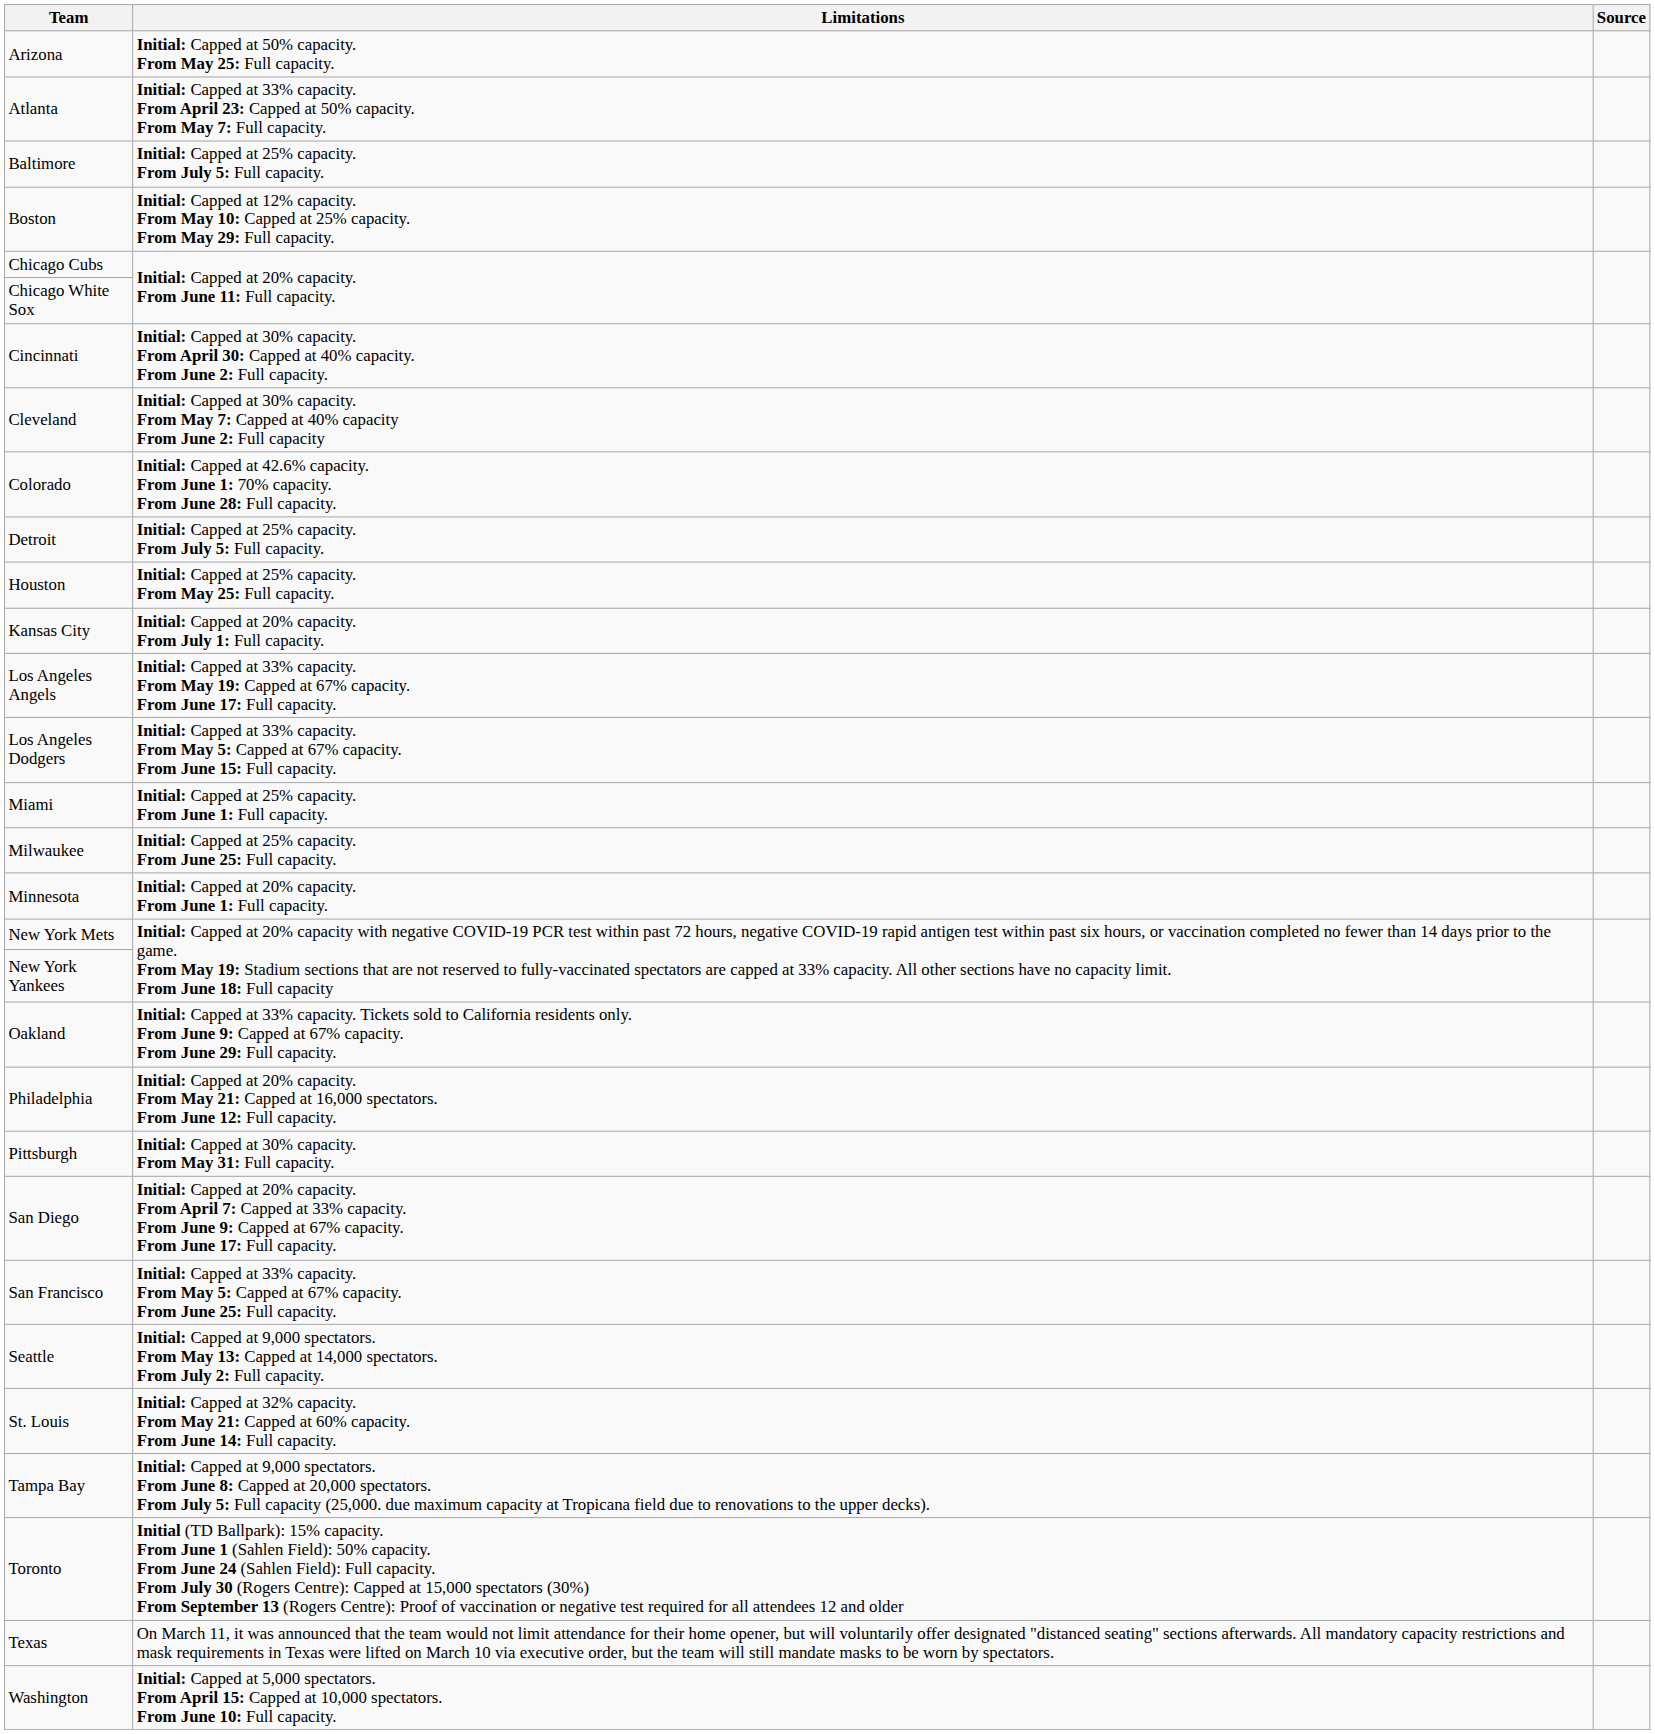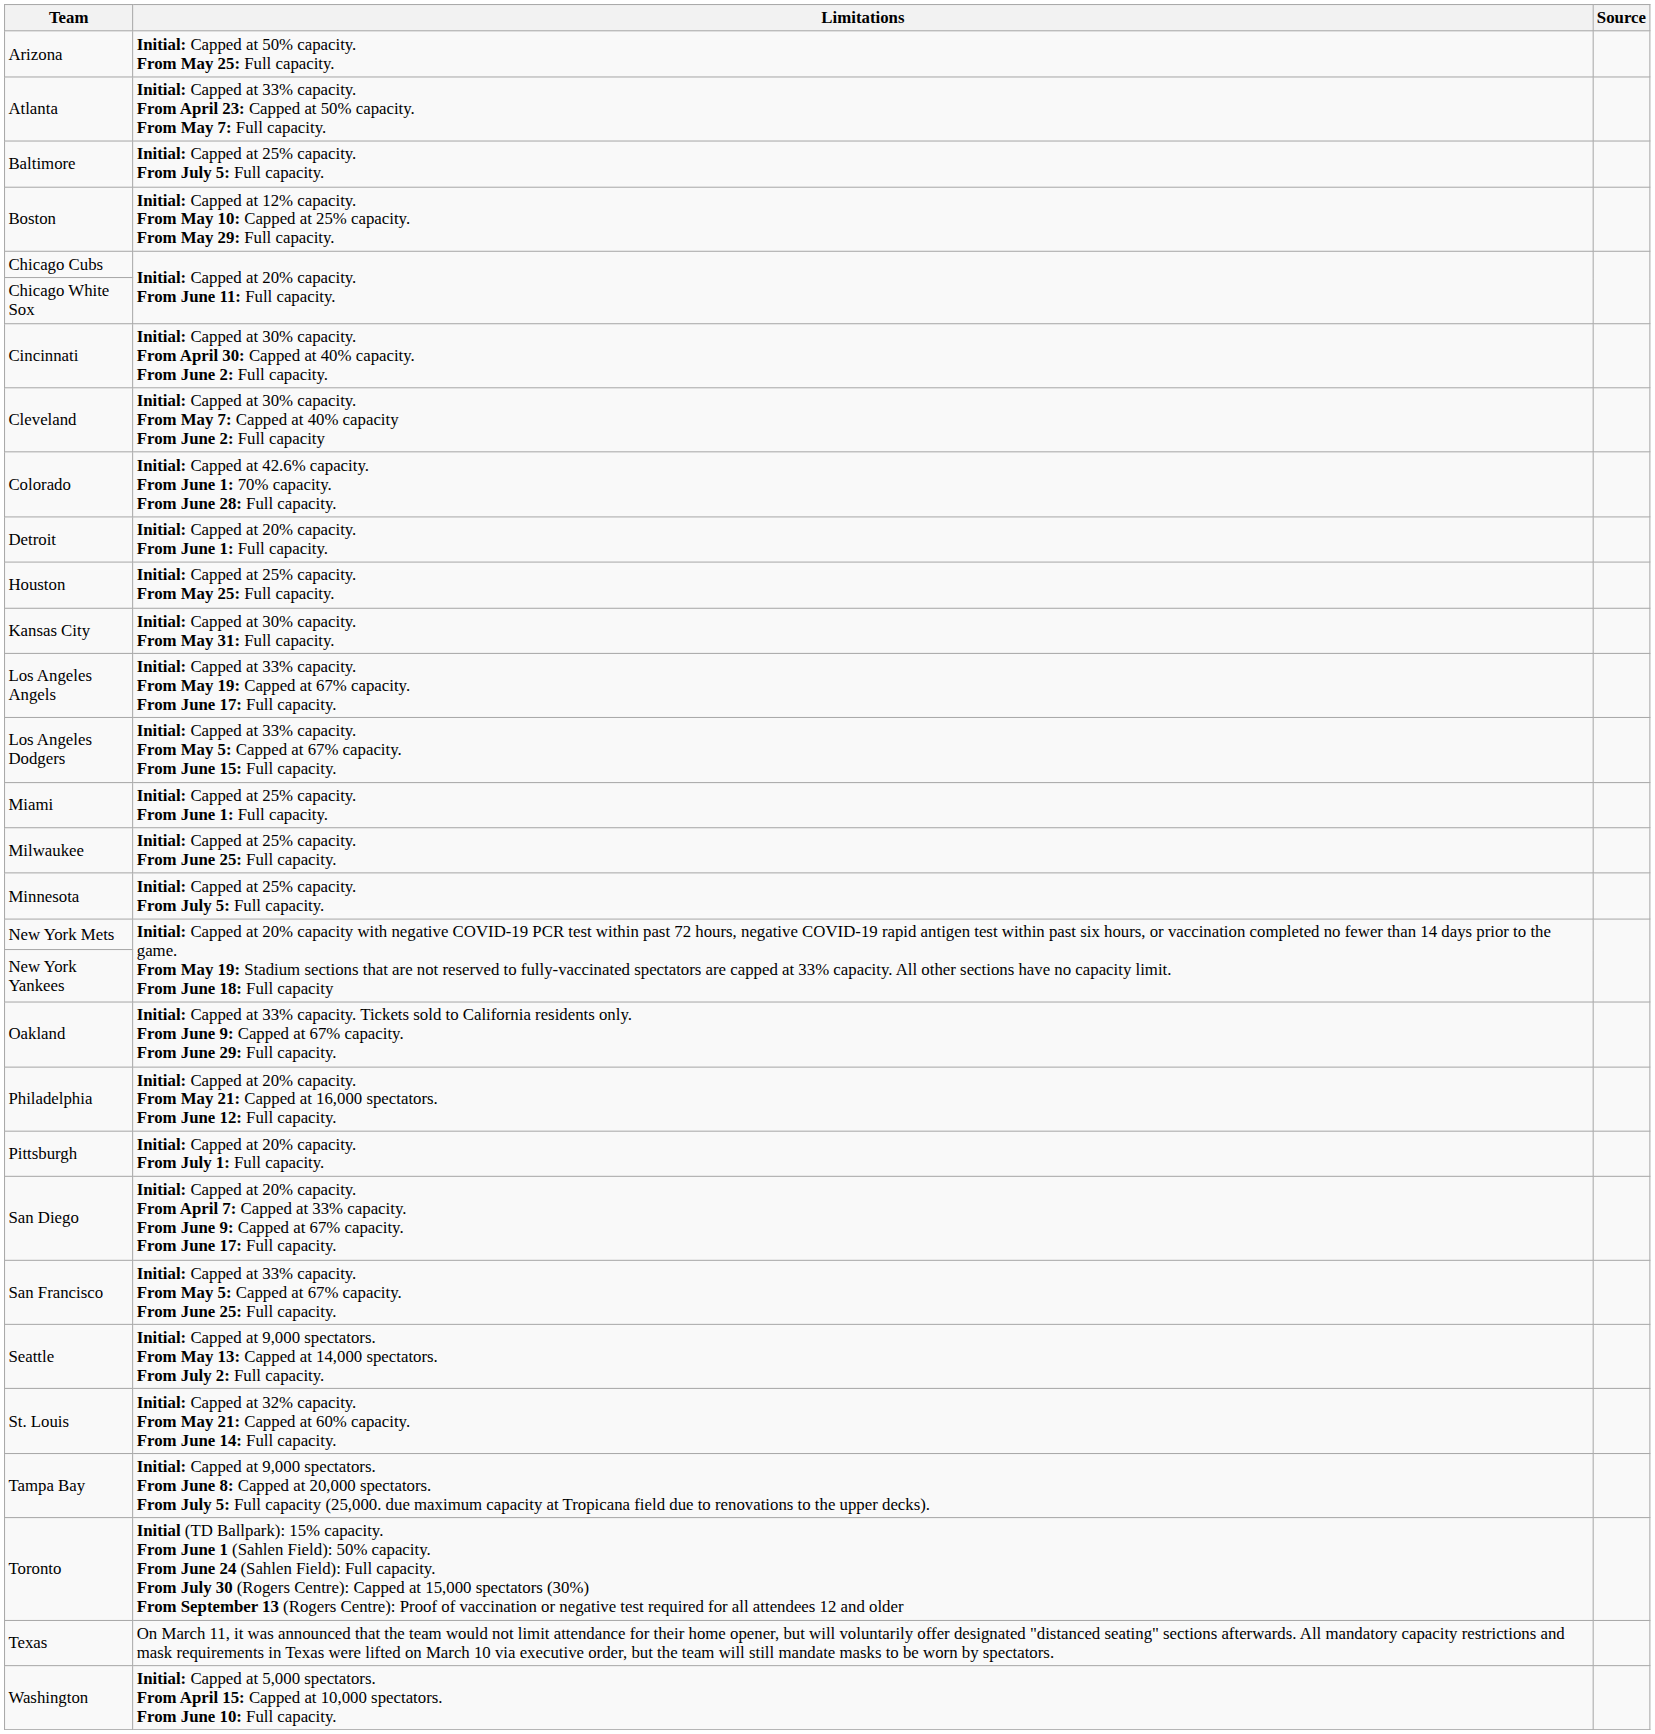(247, 539) Initial: Capped at 25% capacity. From July 5: Full capacity. -> (247, 539) Initial: Capped at 20% capacity. From June 1: Full capacity.
(247, 630) Initial: Capped at 20% capacity. From July 1: Full capacity. -> (247, 630) Initial: Capped at 30% capacity. From May 31: Full capacity.
(247, 896) Initial: Capped at 20% capacity. From June 1: Full capacity. -> (247, 896) Initial: Capped at 25% capacity. From July 5: Full capacity.
(247, 1153) Initial: Capped at 30% capacity. From May 31: Full capacity. -> (247, 1153) Initial: Capped at 20% capacity. From July 1: Full capacity.
